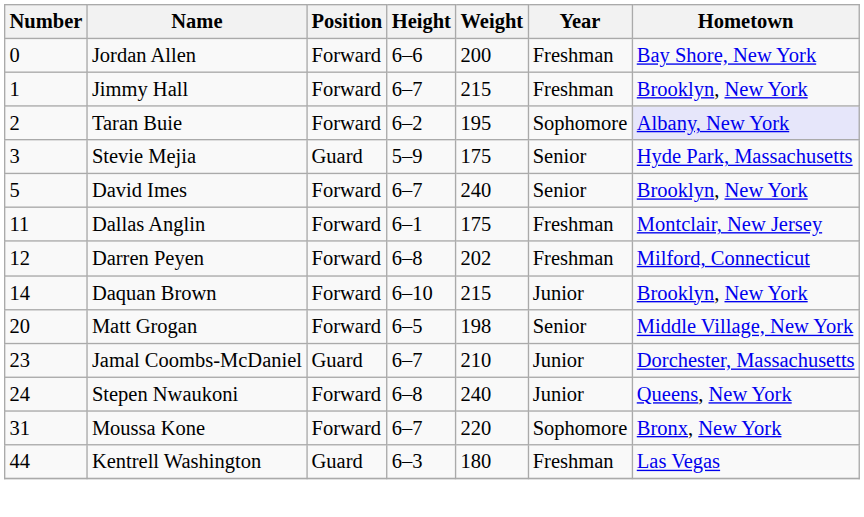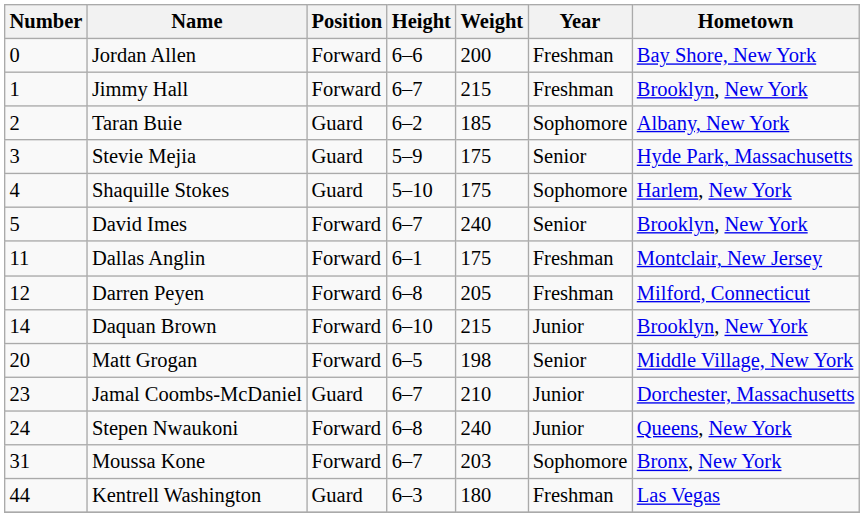(346, 123) Forward -> (337, 123) Guard
(476, 123) 195 -> (476, 123) 185
(713, 123) lavender background -> (713, 123) no background
+ row: (161, 190)
(476, 258) 202 -> (476, 292) 205
(476, 427) 220 -> (476, 461) 203
